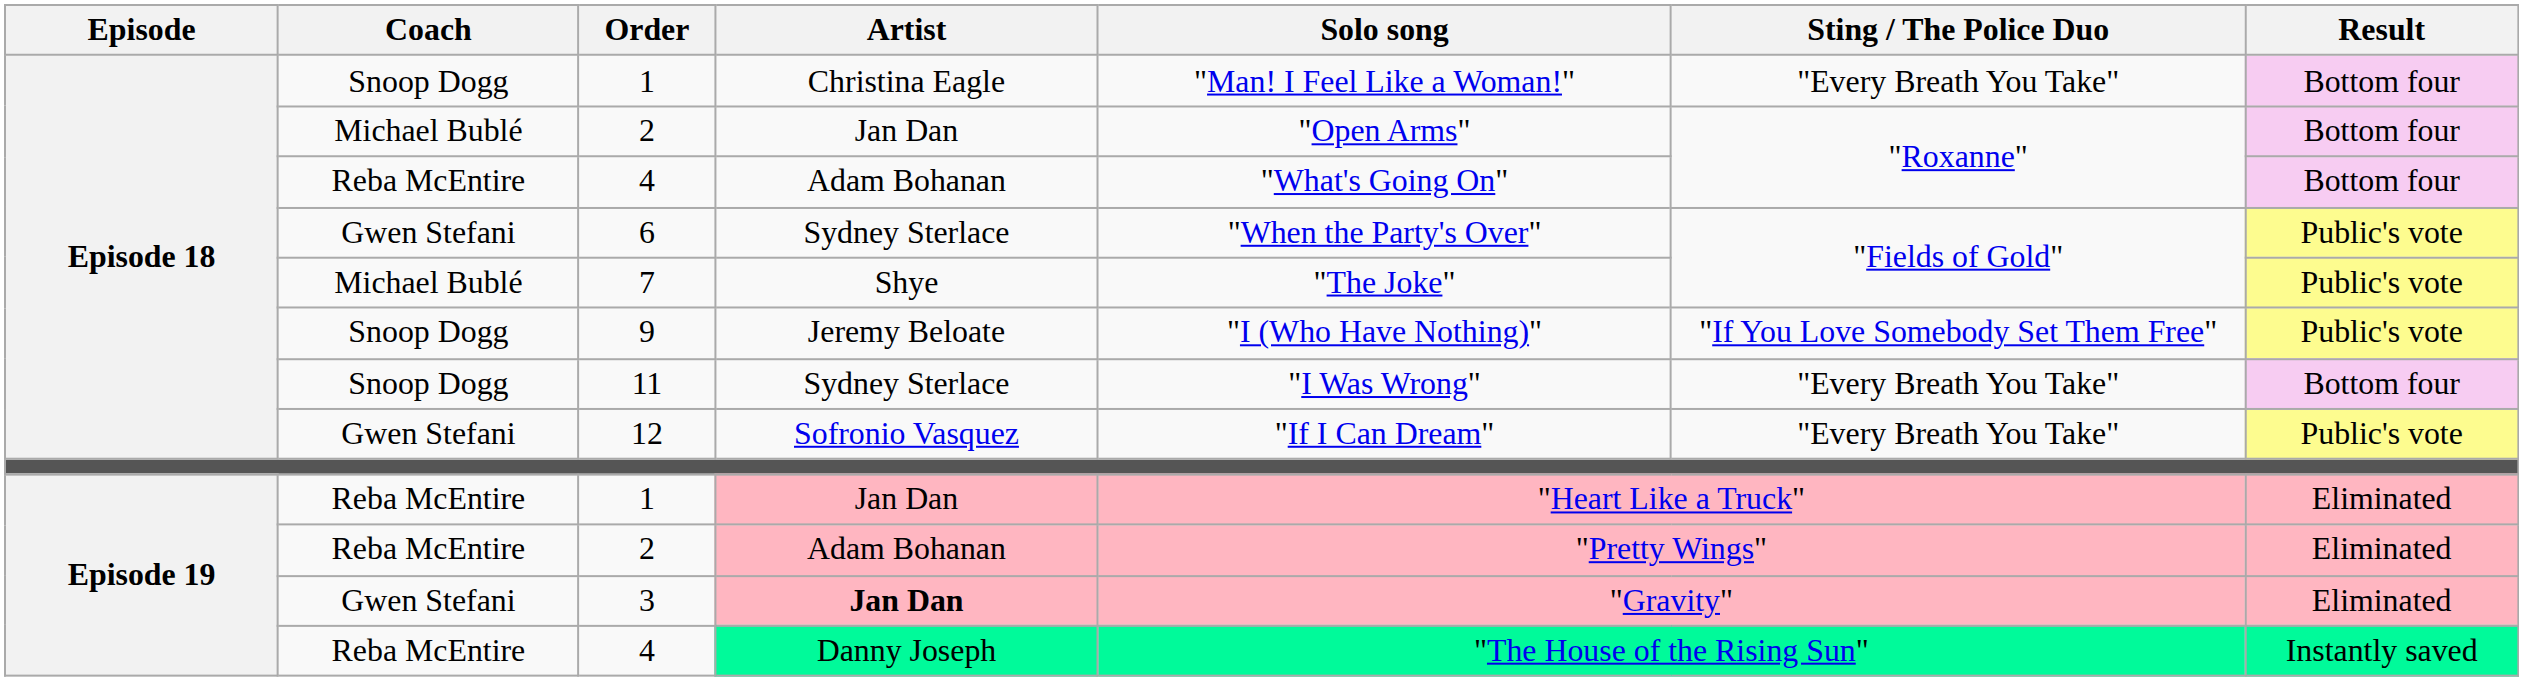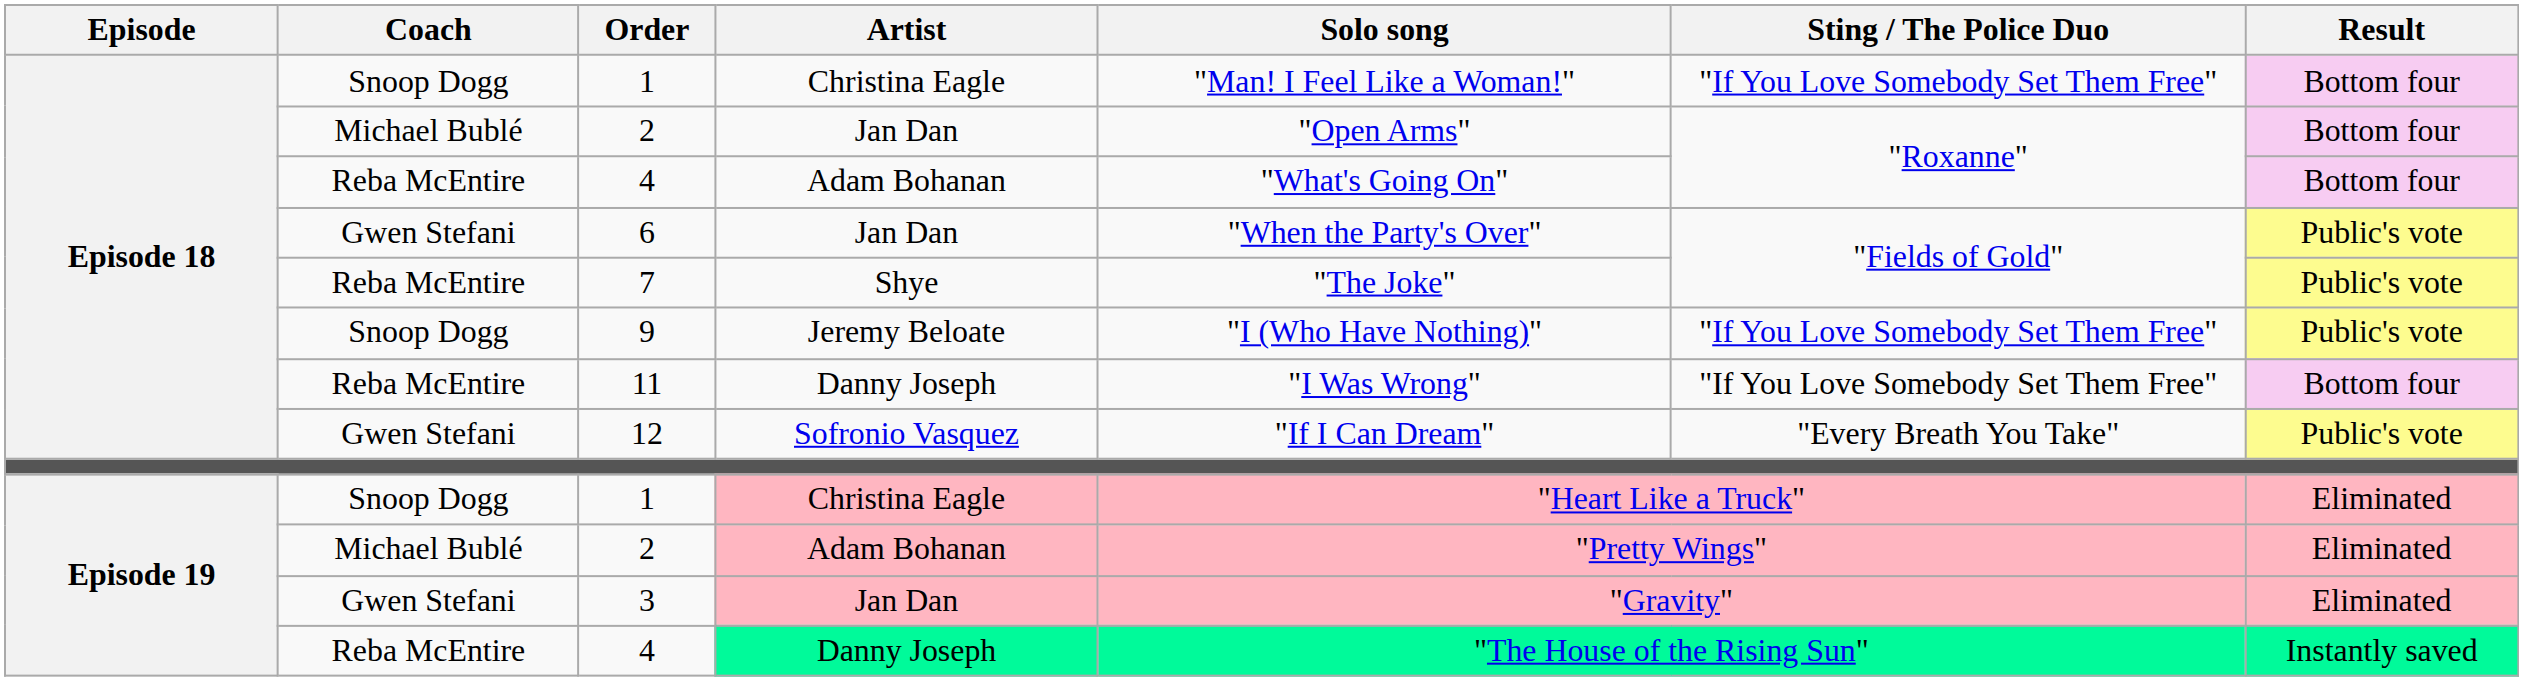(1958, 80) "Every Breath You Take" -> (1958, 80) "If You Love Somebody Set Them Free"
(906, 231) Sydney Sterlace -> (906, 231) Jan Dan
(428, 282) Michael Bublé -> (428, 282) Reba McEntire
(428, 383) Snoop Dogg -> (428, 383) Reba McEntire
(906, 383) Sydney Sterlace -> (906, 383) Danny Joseph
(1958, 383) "Every Breath You Take" -> (1958, 383) "If You Love Somebody Set Them Free"
(428, 498) Reba McEntire -> (428, 498) Snoop Dogg
(906, 498) Jan Dan -> (906, 498) Christina Eagle
(428, 549) Reba McEntire -> (428, 549) Michael Bublé
(906, 599) bold -> (906, 599) normal
